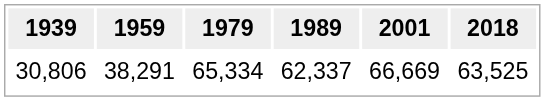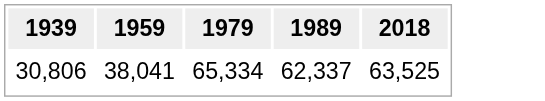- column: (405, 28)
(139, 71) 38,291 -> (139, 71) 38,041
